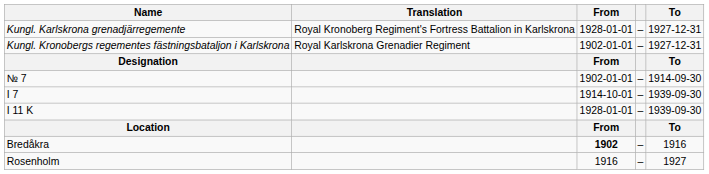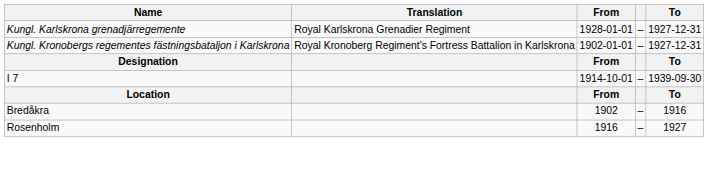(435, 29) Royal Kronoberg Regiment's Fortress Battalion in Karlskrona -> (382, 29) Royal Karlskrona Grenadier Regiment
(382, 45) Royal Karlskrona Grenadier Regiment -> (435, 45) Royal Kronoberg Regiment's Fortress Battalion in Karlskrona
- row: (17, 78)
- row: (20, 111)
(606, 144) bold -> (606, 111) normal
